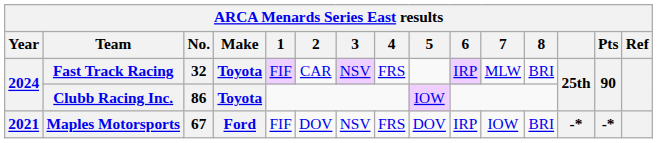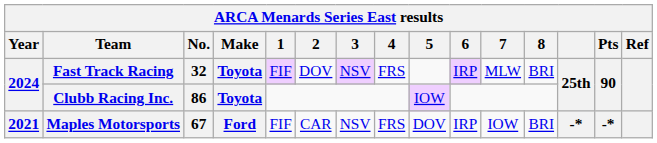(316, 70) CAR -> (316, 70) DOV
(316, 124) DOV -> (316, 124) CAR
